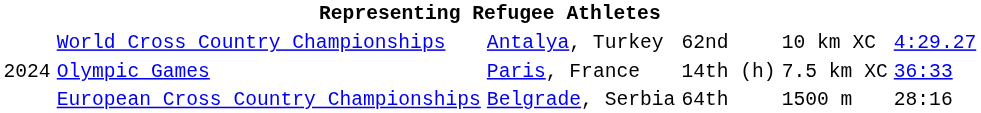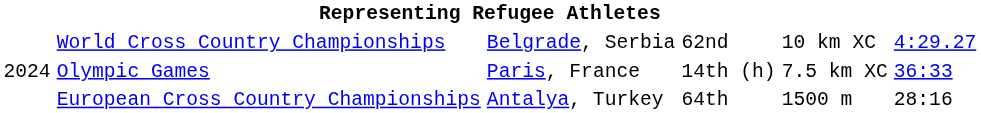(575, 43) Antalya, Turkey -> (581, 43) Belgrade, Serbia
(581, 100) Belgrade, Serbia -> (575, 100) Antalya, Turkey
